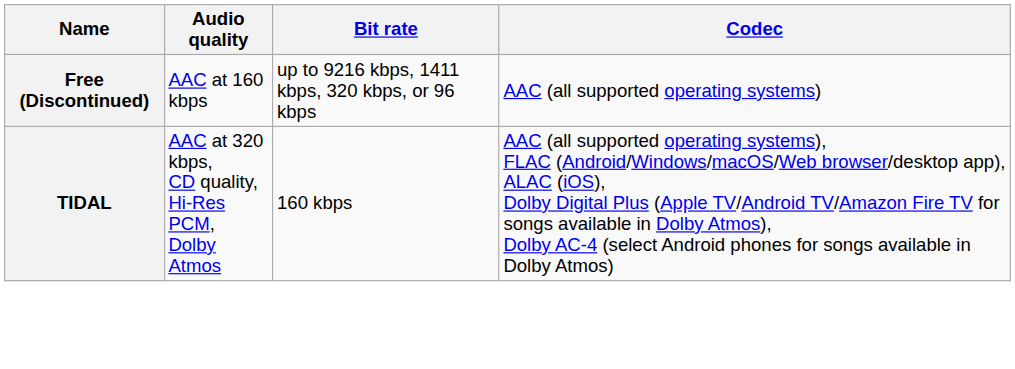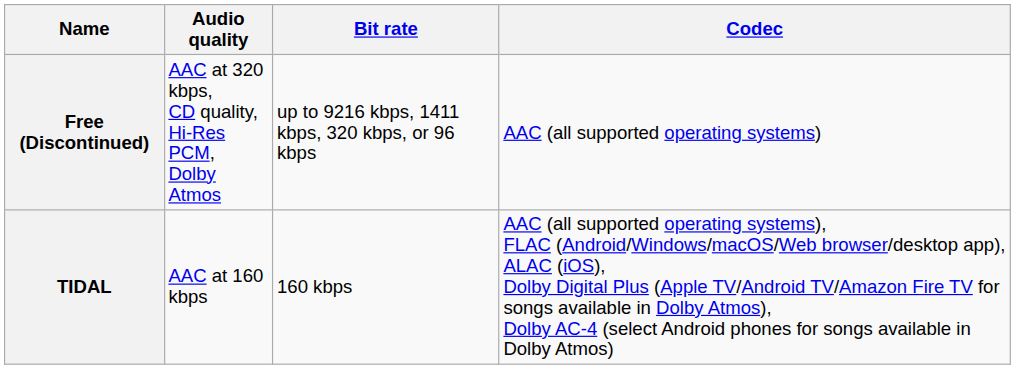(216, 90) AAC at 160 kbps -> (216, 132) AAC at 320 kbps, CD quality, Hi-Res PCM, Dolby Atmos
(216, 203) AAC at 320 kbps, CD quality, Hi-Res PCM, Dolby Atmos -> (216, 286) AAC at 160 kbps
